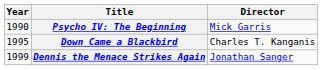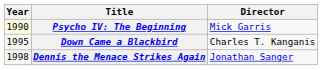(18, 27) no background -> (18, 27) lightyellow background
(18, 57) 1999 -> (18, 57) 1998
